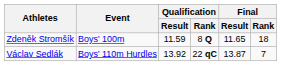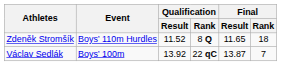(101, 40) Boys’ 100m -> (117, 40) Boys’ 110m Hurdles
(175, 40) 11.59 -> (175, 40) 11.52
(117, 54) Boys’ 110m Hurdles -> (101, 54) Boys’ 100m
